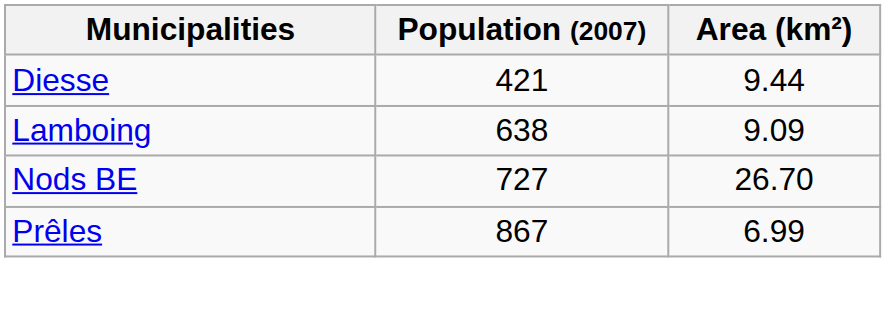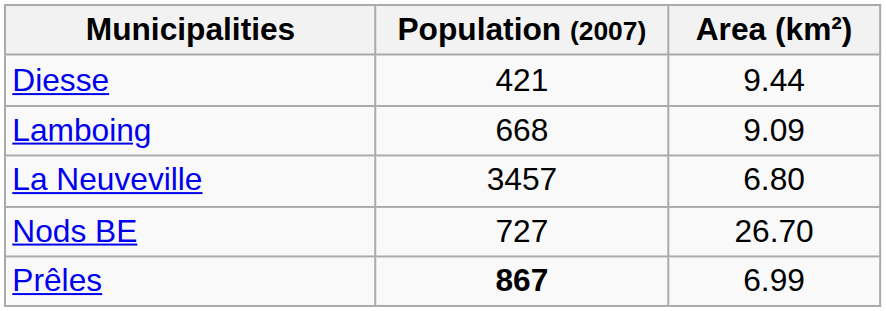(522, 130) 638 -> (522, 130) 668
+ row: (107, 180)
(522, 230) normal -> (522, 280) bold
